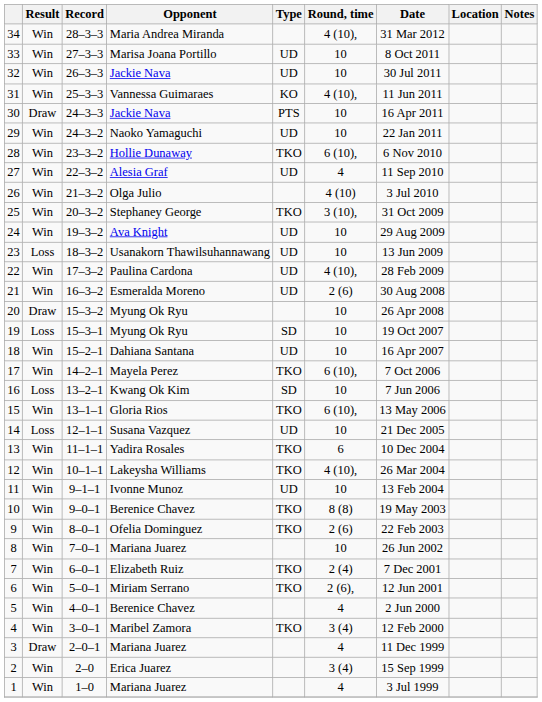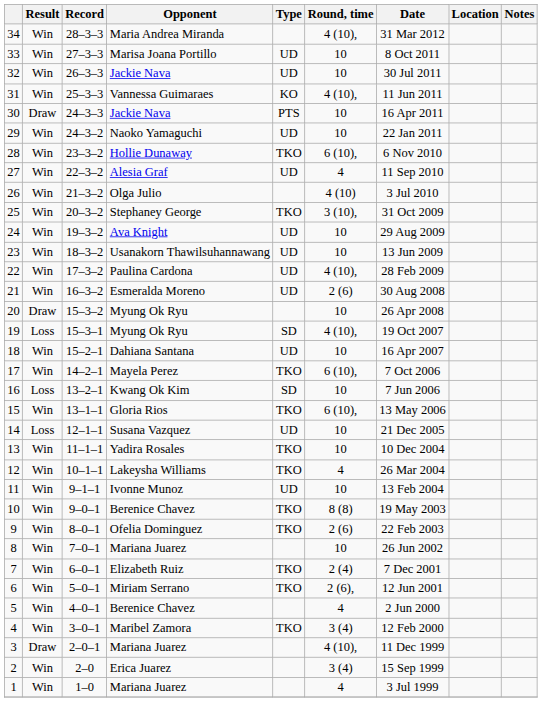(42, 251) Loss -> (42, 251) Win
(341, 331) 10 -> (341, 331) 4 (10),
(341, 449) 6 -> (341, 449) 10
(341, 469) 4 (10), -> (341, 469) 4
(341, 647) 4 -> (341, 647) 4 (10),
